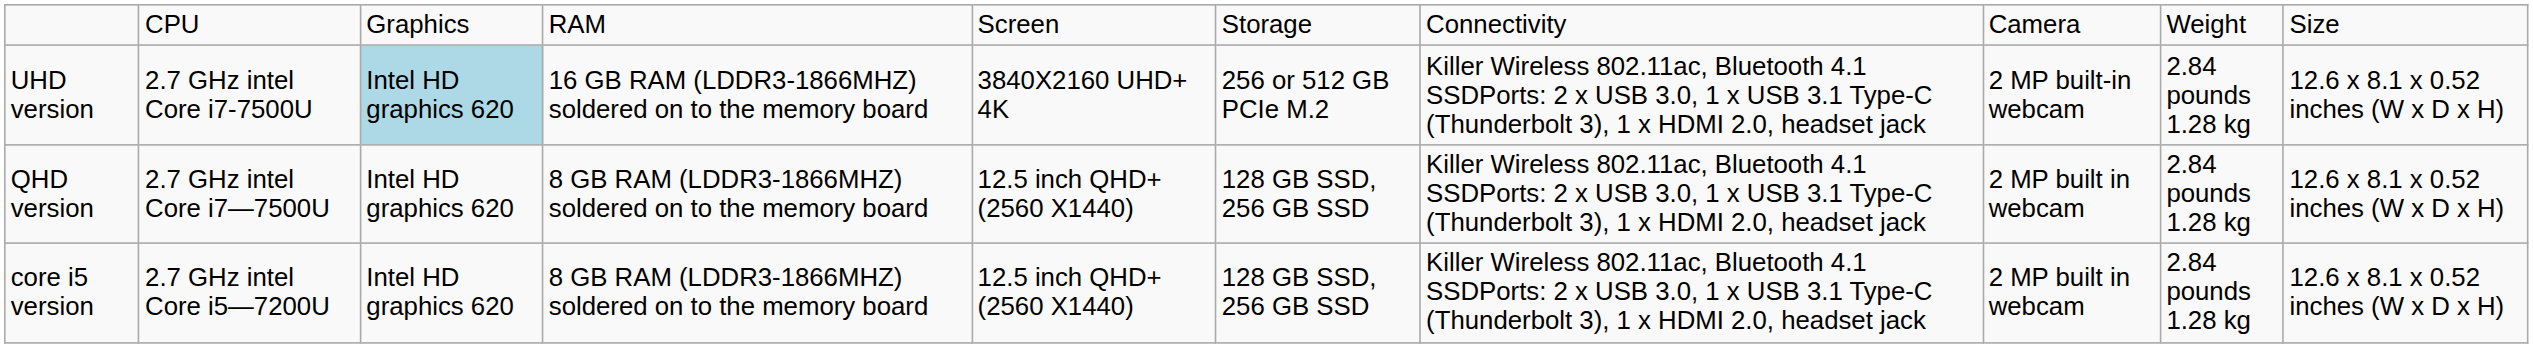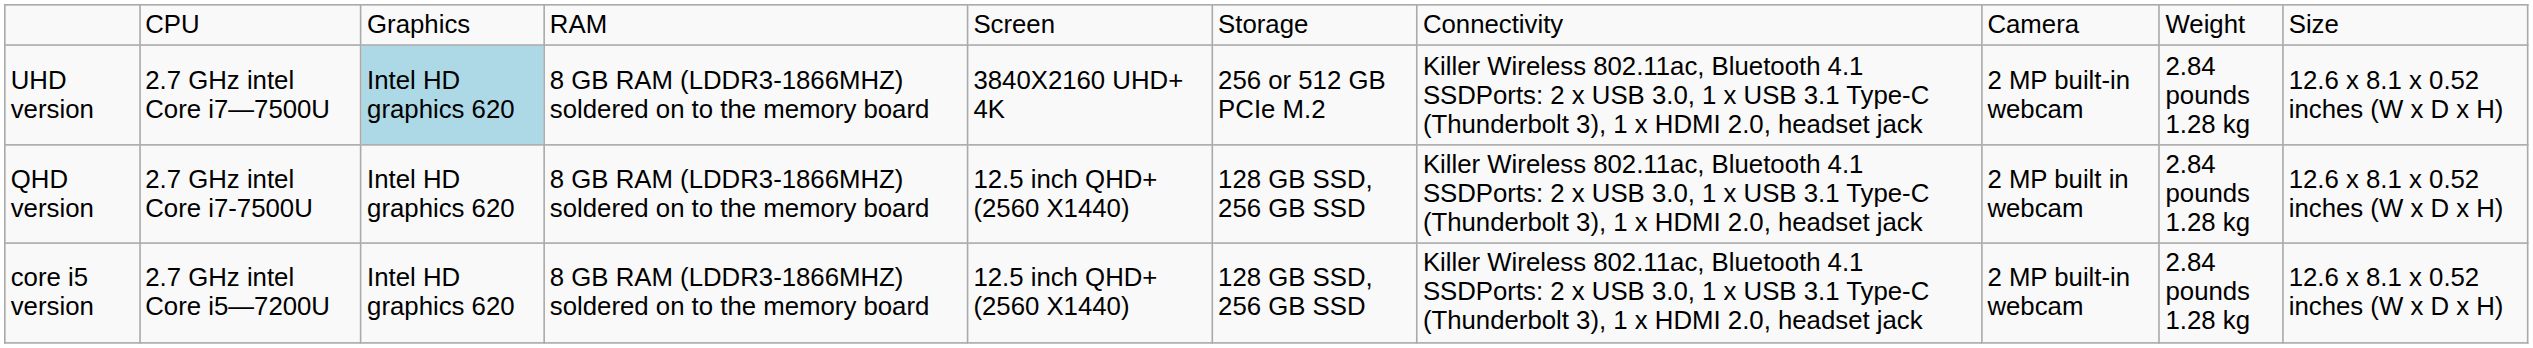(229, 94) 2.7 GHz intel Core i7-7500U -> (238, 94) 2.7 GHz intel Core i7—7500U
(738, 94) 16 GB RAM (LDDR3-1866MHZ) soldered on to the memory board -> (740, 94) 8 GB RAM (LDDR3-1866MHZ) soldered on to the memory board
(237, 193) 2.7 GHz intel Core i7—7500U -> (229, 193) 2.7 GHz intel Core i7-7500U
(2059, 292) 2 MP built in webcam -> (2059, 292) 2 MP built-in webcam
